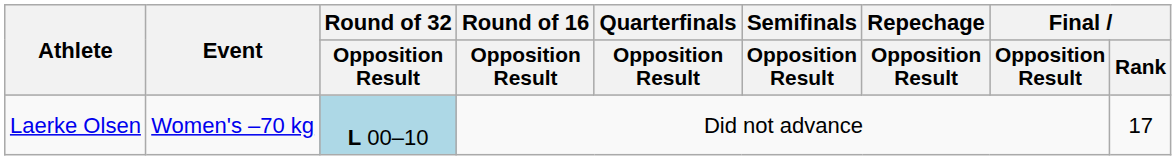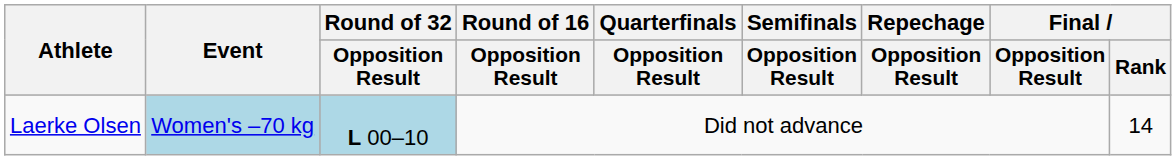(233, 125) no background -> (233, 125) lightblue background
(1141, 125) 17 -> (1141, 125) 14
